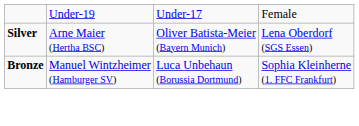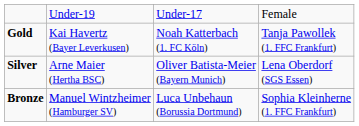+ row: (20, 33)
